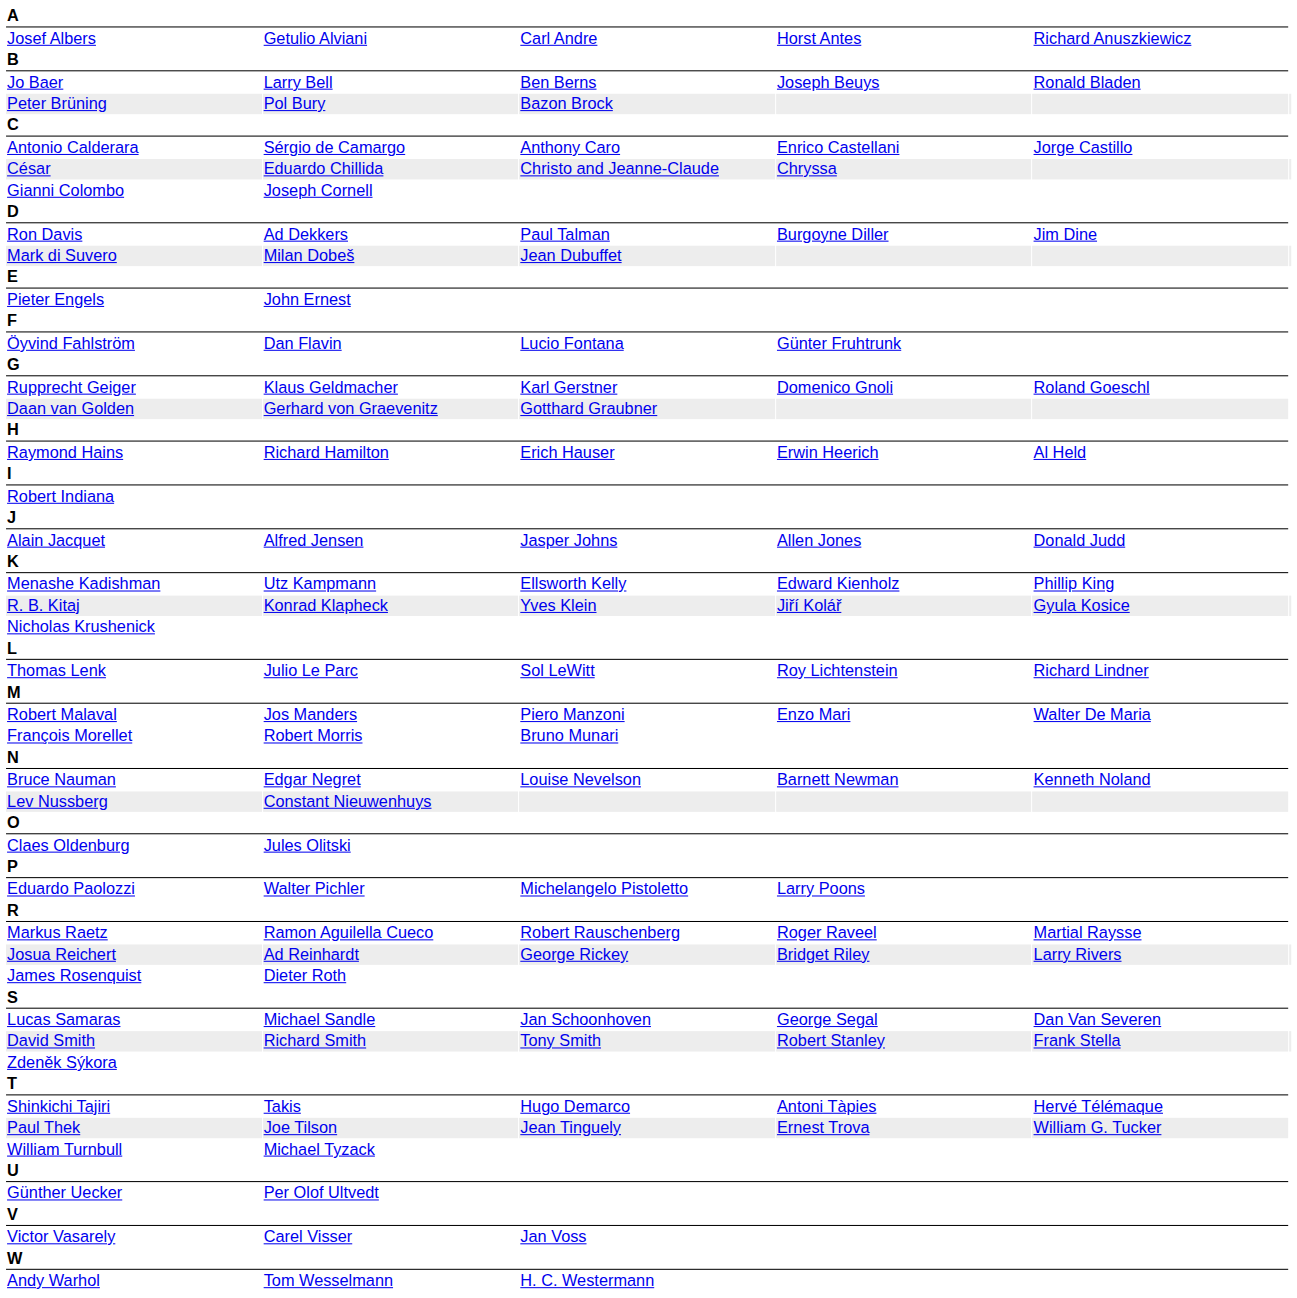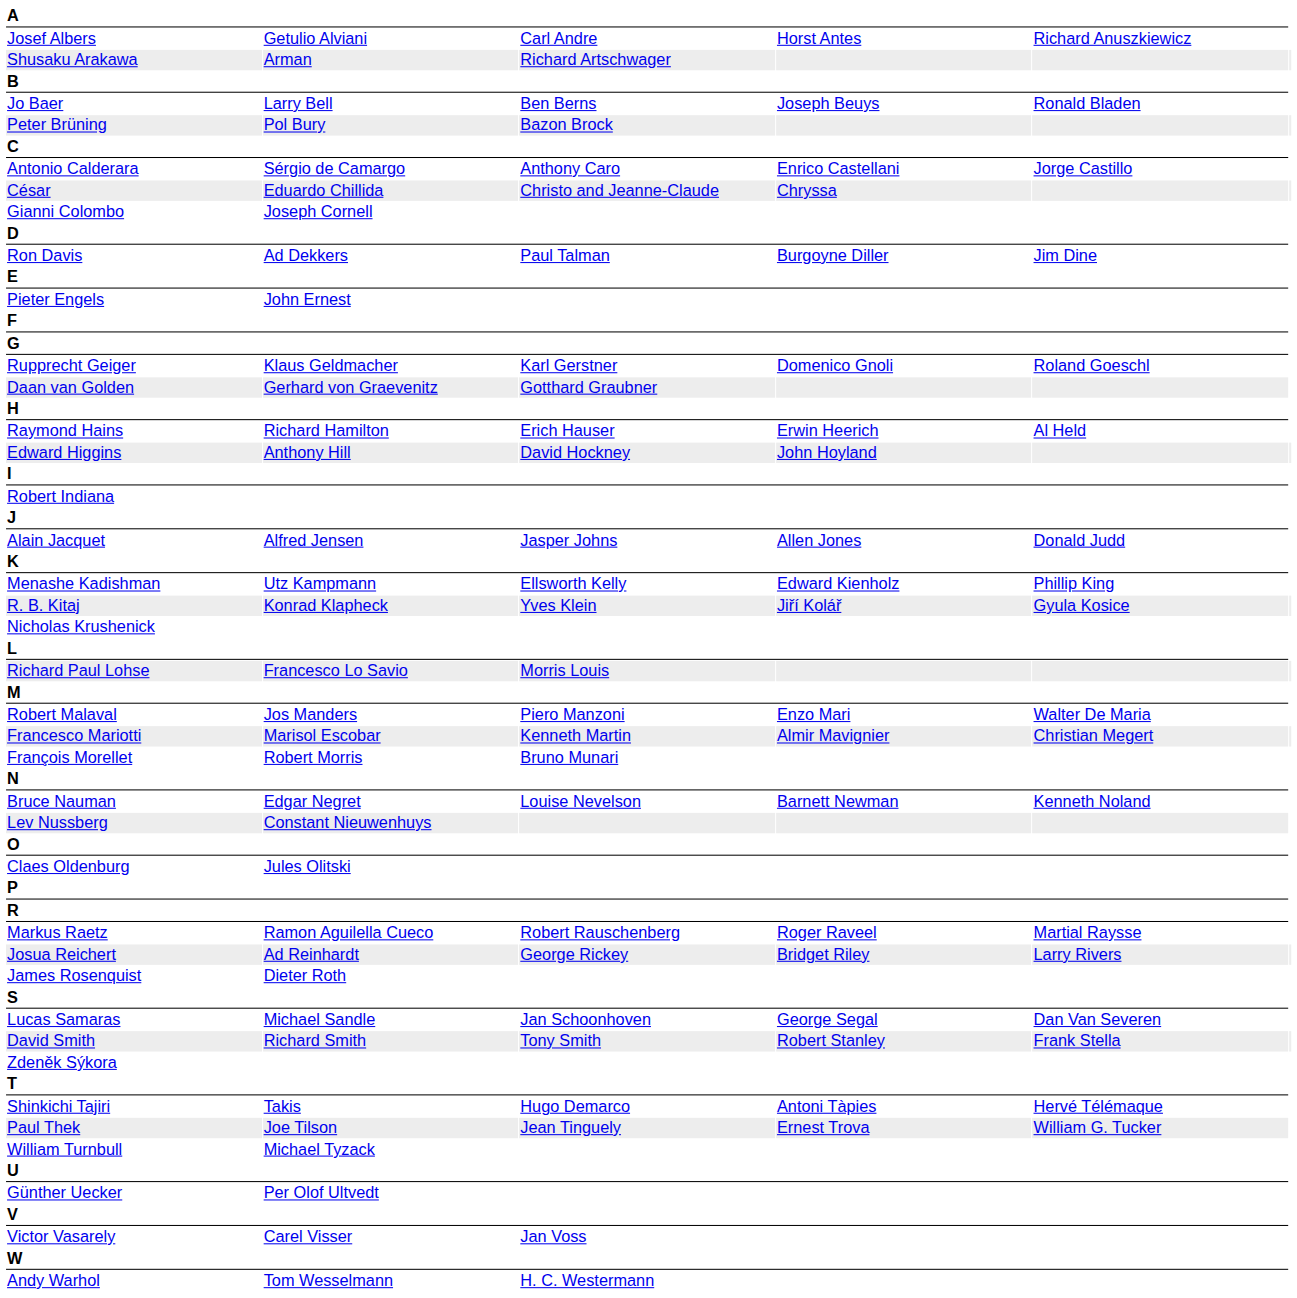+ row: (72, 60)
- row: (62, 255)
- row: (71, 343)
+ row: (64, 452)
- row: (56, 671)
+ row: (78, 671)
+ row: (74, 736)
- row: (71, 889)
